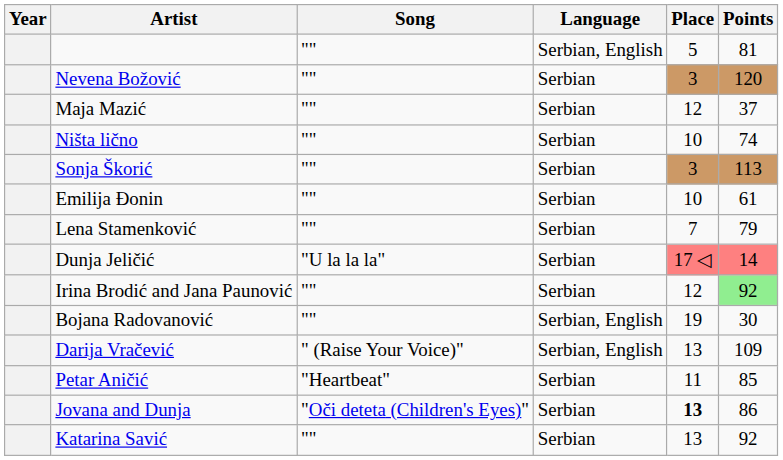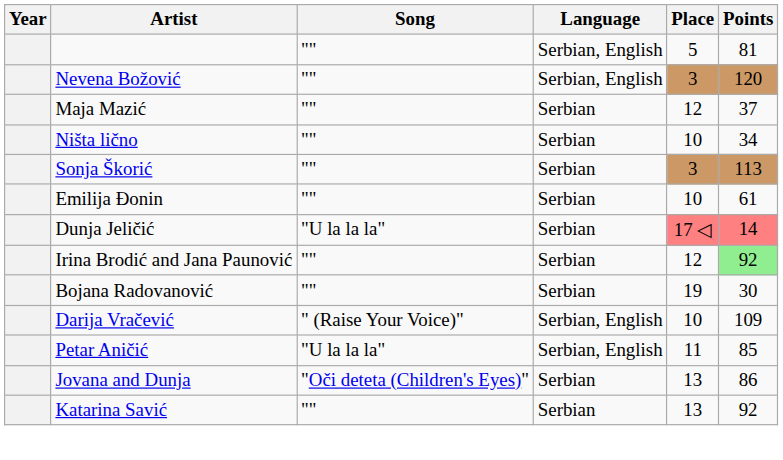(567, 79) Serbian -> (600, 79) Serbian, English
(748, 139) 74 -> (748, 139) 34
- row: (126, 229)
(600, 320) Serbian, English -> (567, 290) Serbian
(693, 350) 13 -> (693, 320) 10
(345, 379) "Heartbeat" -> (343, 350) "U la la la"
(567, 379) Serbian -> (600, 350) Serbian, English
(693, 409) bold -> (693, 379) normal
